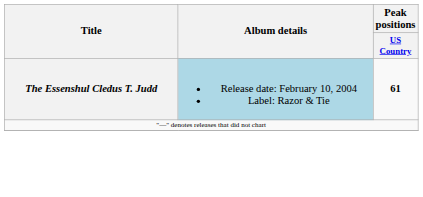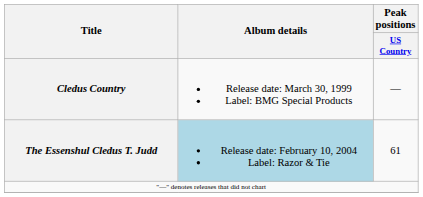+ row: (91, 89)
(395, 89) bold -> (395, 150) normal
